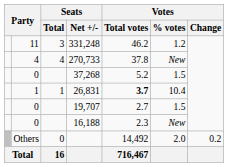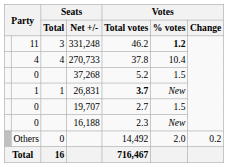(179, 44) normal -> (179, 44) bold
(177, 59) New -> (177, 59) 10.4
(177, 91) 10.4 -> (177, 91) New
